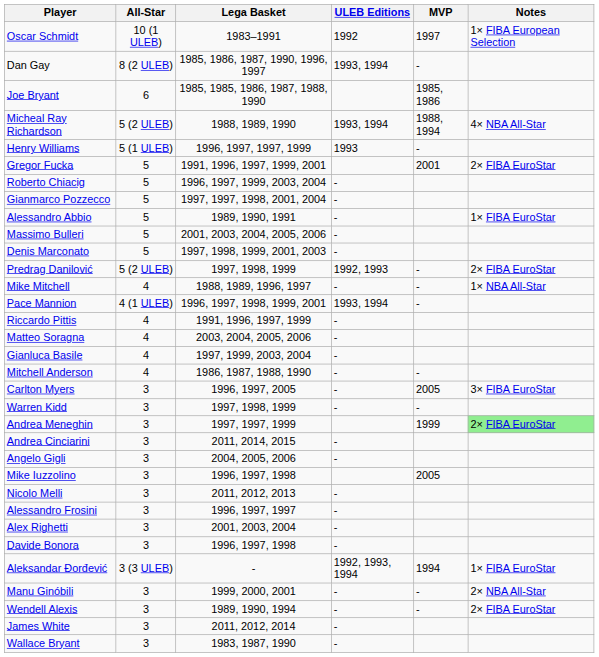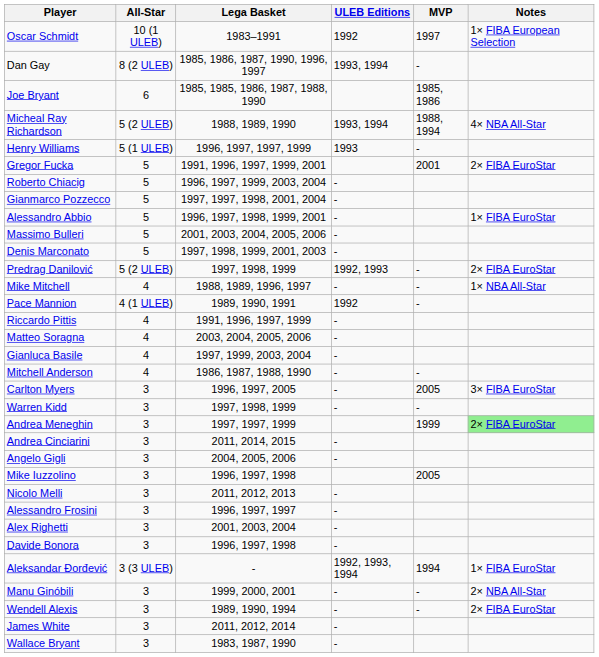(254, 217) 1989, 1990, 1991 -> (254, 217) 1996, 1997, 1998, 1999, 2001
(254, 303) 1996, 1997, 1998, 1999, 2001 -> (254, 303) 1989, 1990, 1991
(361, 303) 1993, 1994 -> (346, 303) 1992
